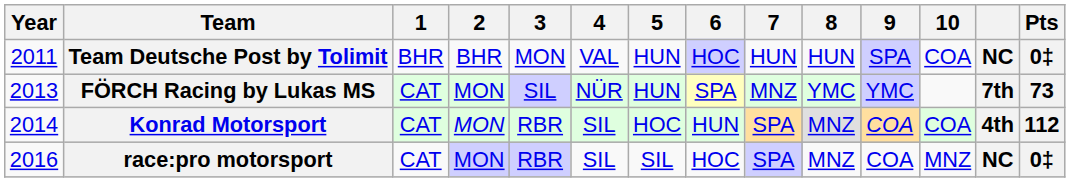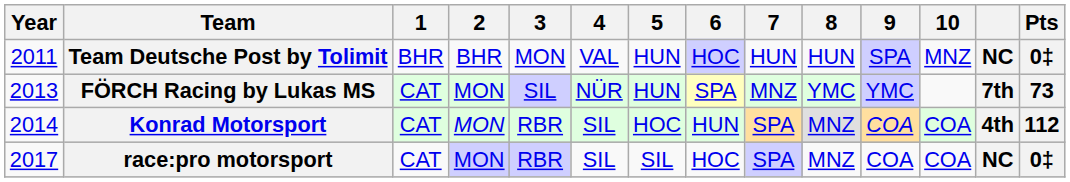(948, 57) COA -> (948, 57) MNZ
(34, 160) 2016 -> (34, 160) 2017
(948, 160) MNZ -> (948, 160) COA
